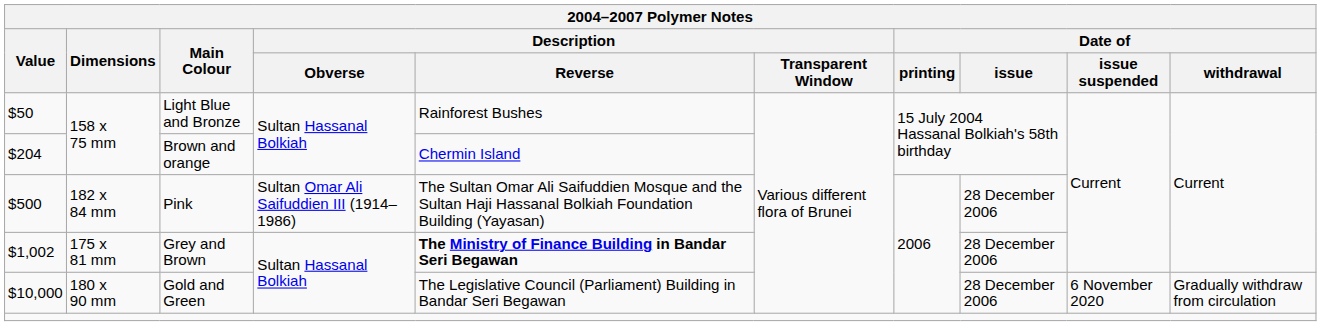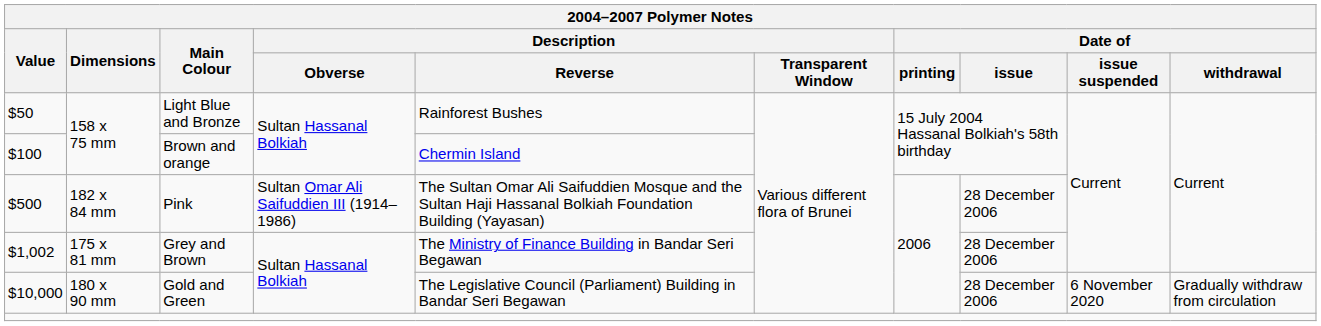(25, 154) $204 -> (25, 154) $100
(572, 253) bold -> (576, 253) normal
